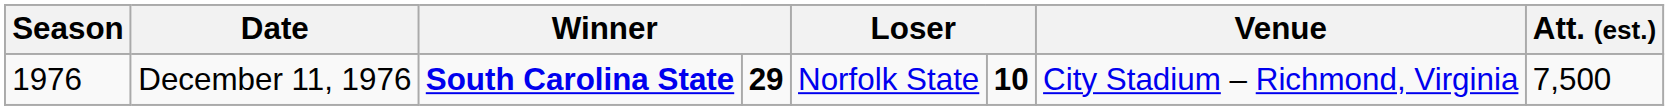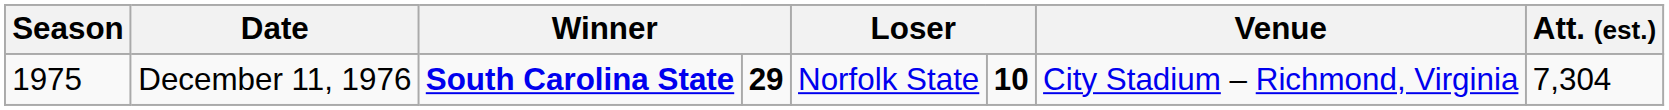(47, 79) 1976 -> (47, 79) 1975
(1572, 79) 7,500 -> (1572, 79) 7,304
